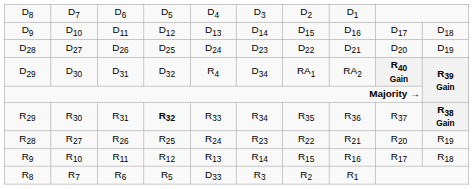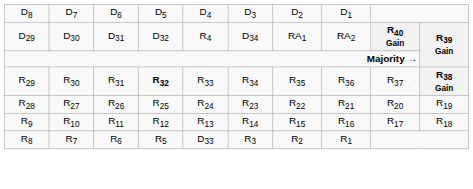- row: (28, 31)
- row: (28, 49)
